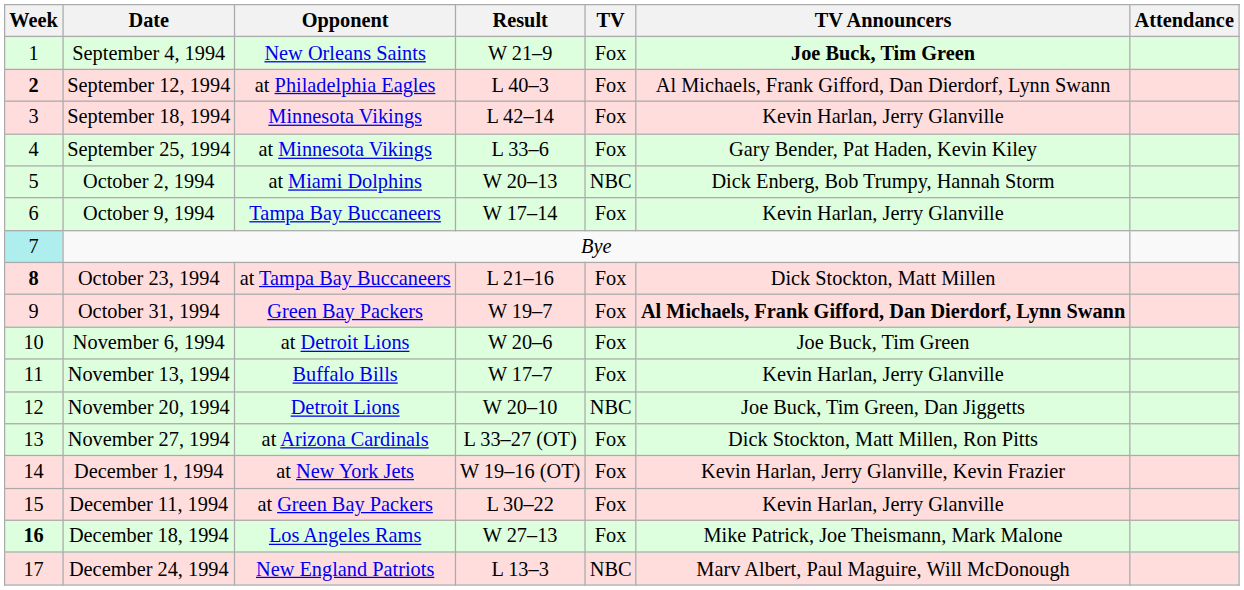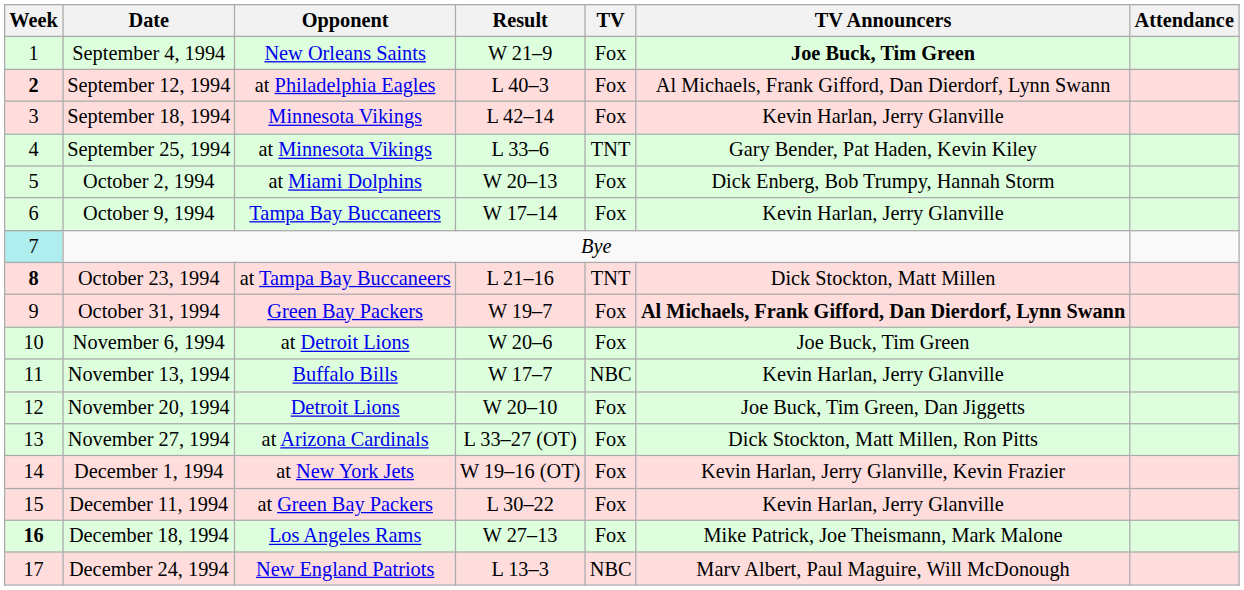(611, 149) Fox -> (611, 149) TNT
(611, 181) NBC -> (611, 181) Fox
(611, 278) Fox -> (611, 278) TNT
(611, 375) Fox -> (611, 375) NBC
(611, 407) NBC -> (611, 407) Fox
